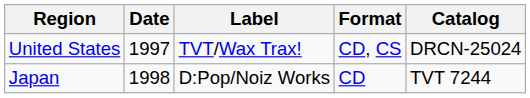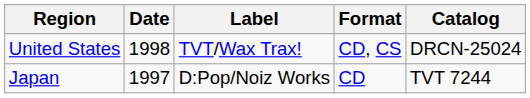(149, 48) 1997 -> (149, 48) 1998
(149, 78) 1998 -> (149, 78) 1997
